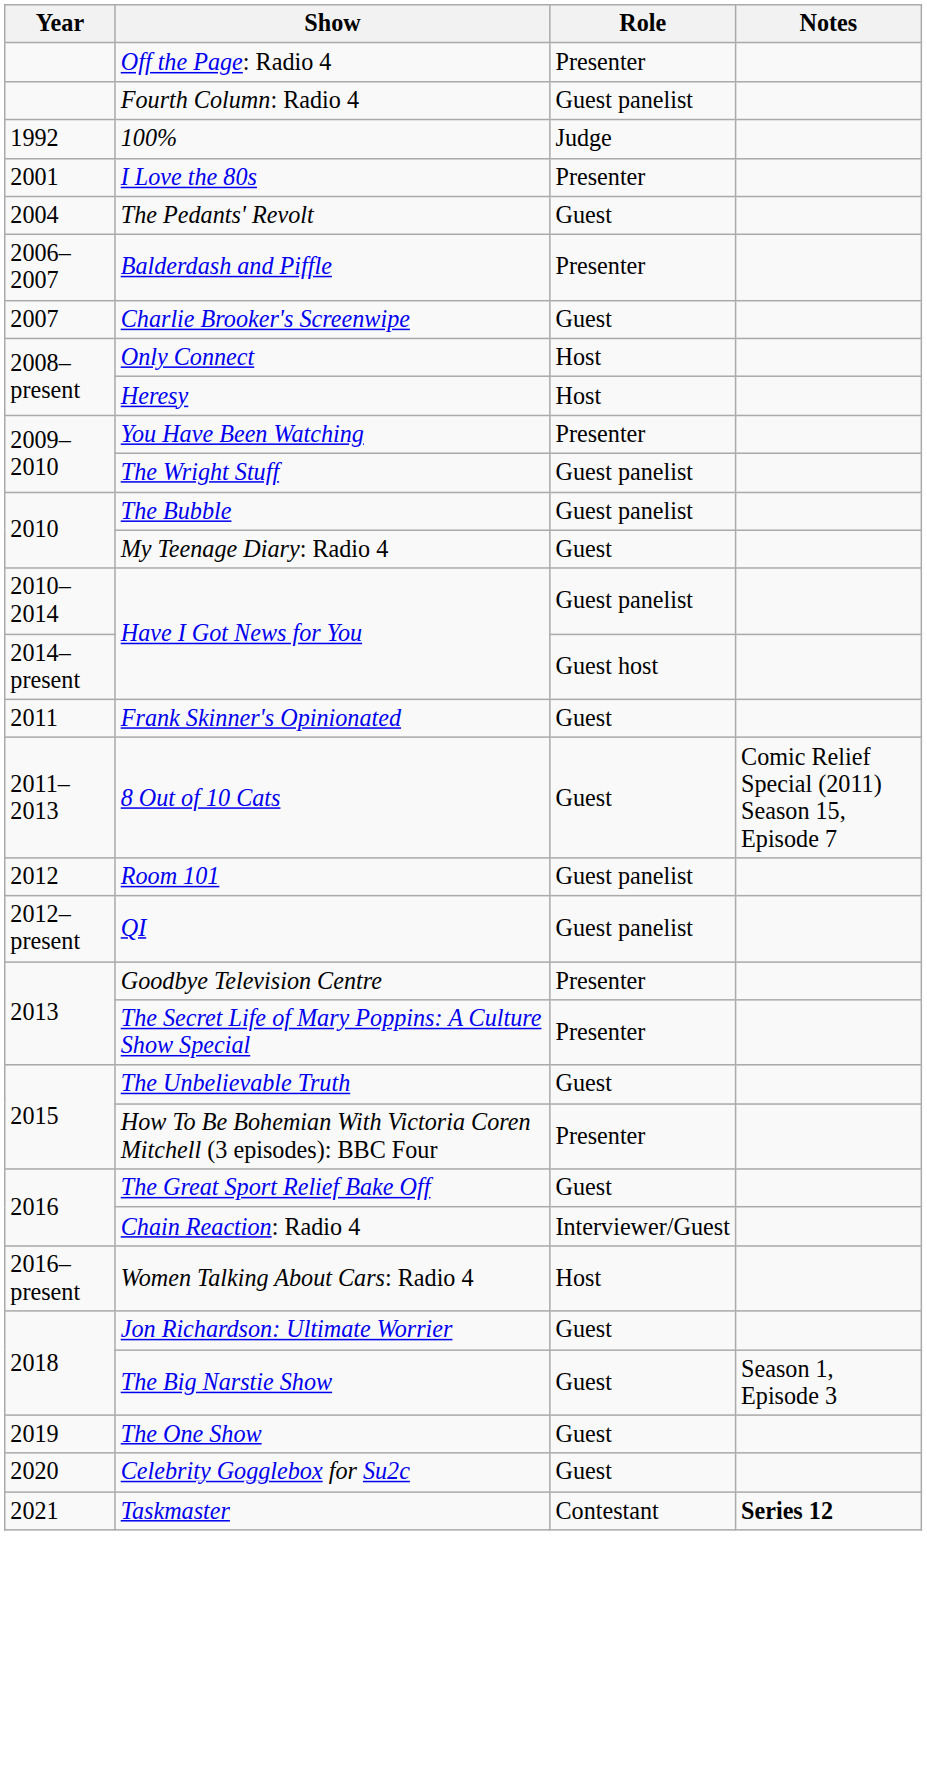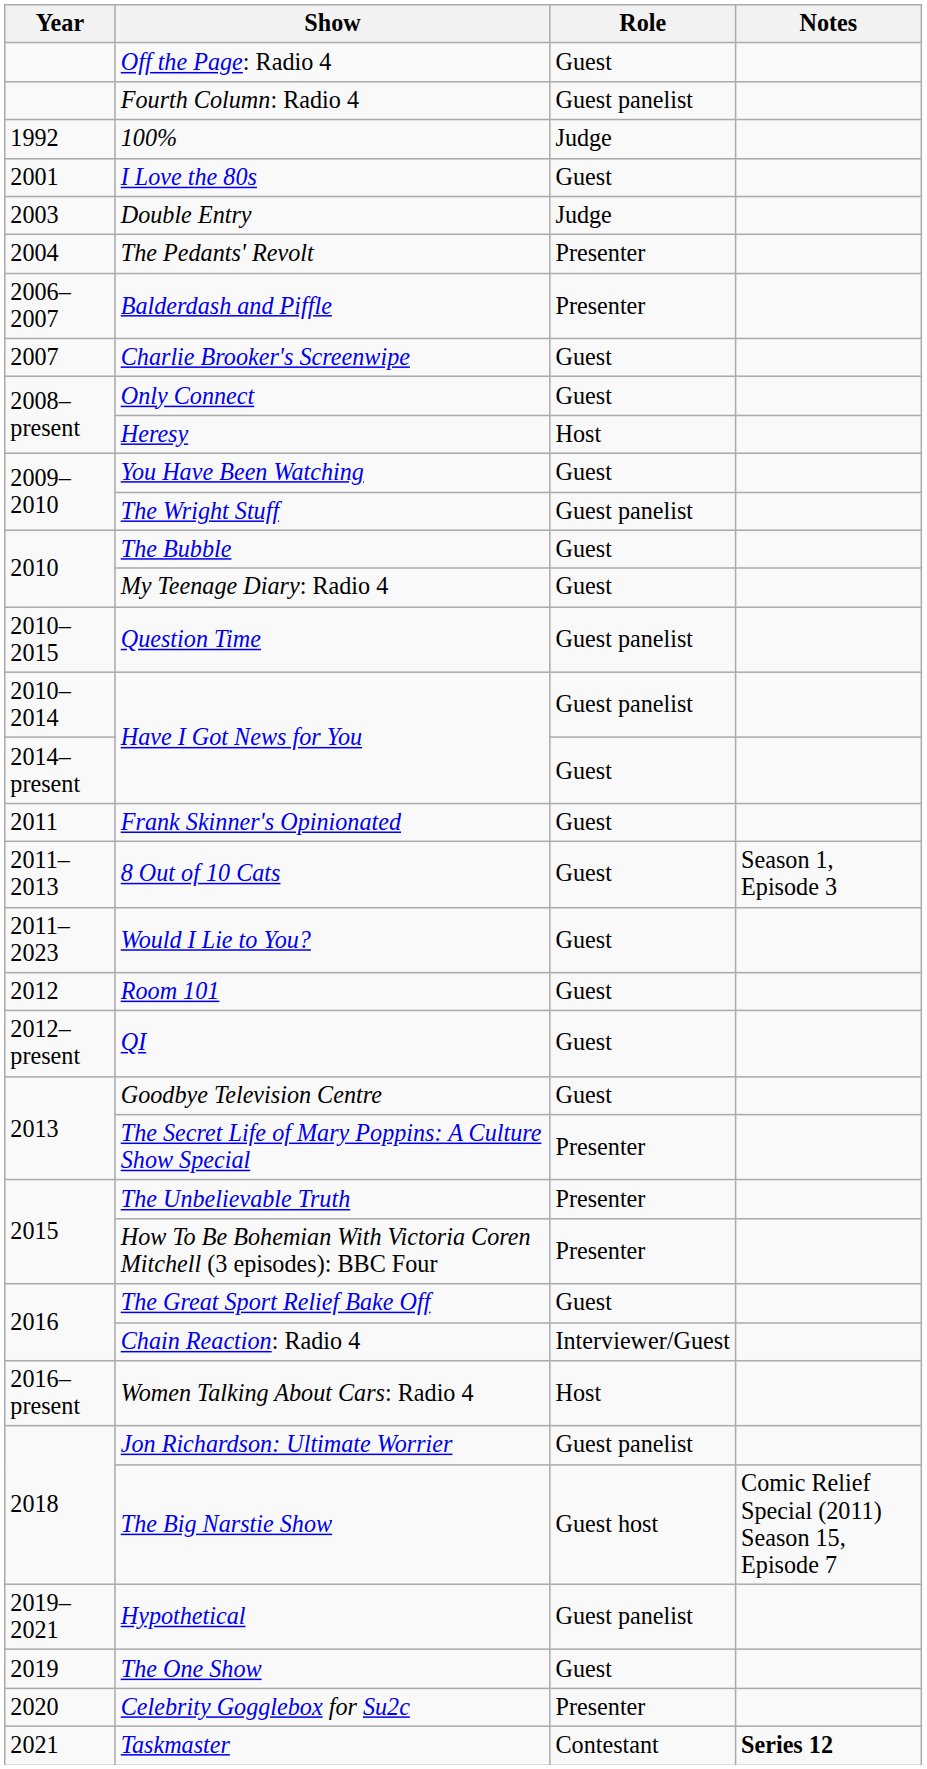(600, 61) Presenter -> (584, 61) Guest
(600, 176) Presenter -> (584, 176) Guest
+ row: (34, 215)
(584, 215) Guest -> (600, 253) Presenter
(578, 357) Host -> (584, 395) Guest
(600, 434) Presenter -> (584, 472) Guest
(624, 510) Guest panelist -> (584, 548) Guest
+ row: (41, 639)
(607, 666) Guest host -> (584, 770) Guest
(811, 797) Comic Relief Special (2011) Season 15, Episode 7 -> (789, 873) Season 1, Episode 3
+ row: (40, 939)
(624, 876) Guest panelist -> (584, 991) Guest
(624, 928) Guest panelist -> (584, 1043) Guest
(600, 980) Presenter -> (584, 1095) Guest
(584, 1084) Guest -> (600, 1199) Presenter
(584, 1329) Guest -> (624, 1444) Guest panelist
(584, 1381) Guest -> (607, 1524) Guest host
(789, 1381) Season 1, Episode 3 -> (811, 1524) Comic Relief Special (2011) Season 15, Episode 7
+ row: (41, 1616)
(584, 1472) Guest -> (600, 1706) Presenter
